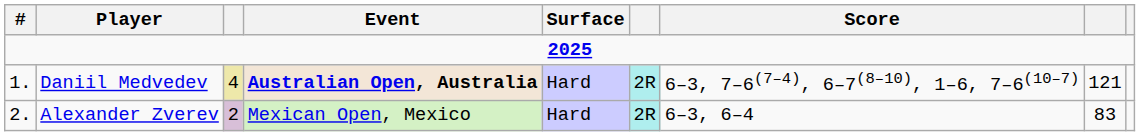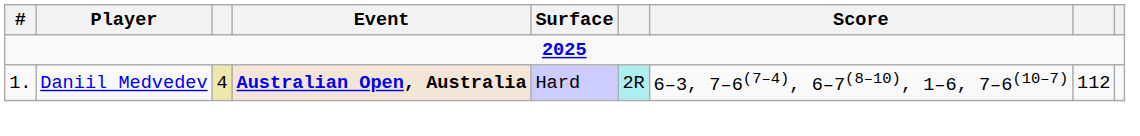(1105, 83) 121 -> (1094, 83) 112
- row: (130, 116)
